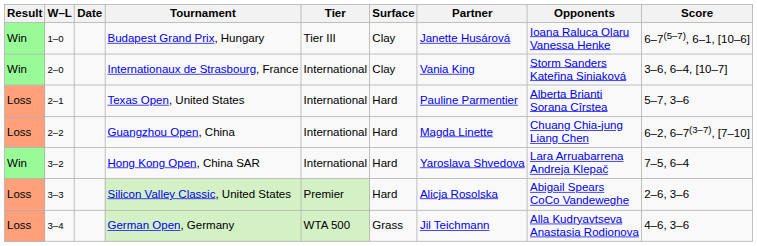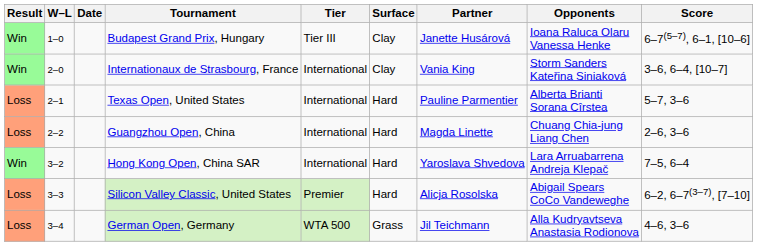(697, 132) 6–2, 6–7(3–7), [7–10] -> (667, 132) 2–6, 3–6
(667, 194) 2–6, 3–6 -> (697, 194) 6–2, 6–7(3–7), [7–10]
